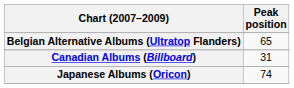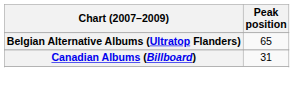- row: (124, 74)
